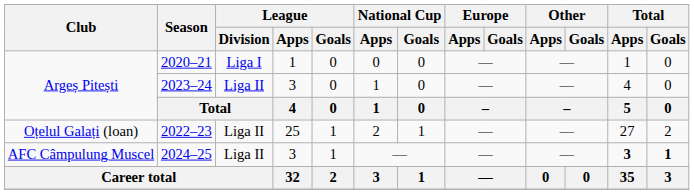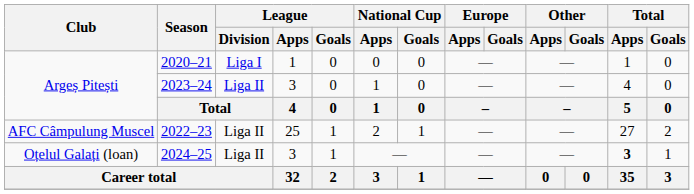(81, 131) Oțelul Galați (loan) -> (81, 131) AFC Câmpulung Muscel
(81, 154) AFC Câmpulung Muscel -> (81, 154) Oțelul Galați (loan)
(668, 154) bold -> (668, 154) normal
